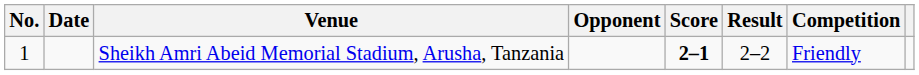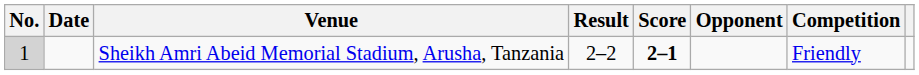columns swapped: (617, 20) <-> (755, 20)
(24, 52) no background -> (24, 52) lightgrey background
